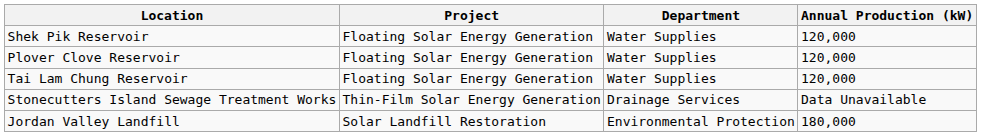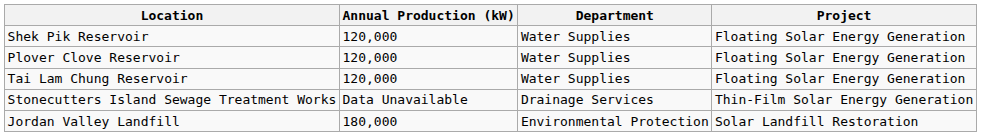columns swapped: (472, 15) <-> (887, 15)
